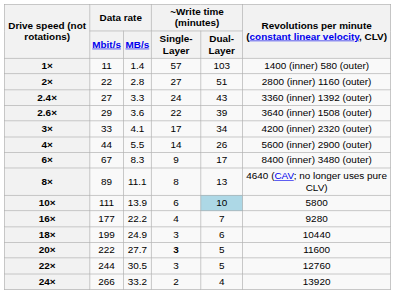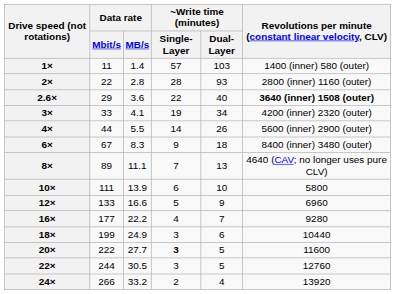(176, 81) 27 -> (176, 81) 28
(222, 81) 51 -> (222, 81) 93
- row: (47, 97)
(222, 113) 39 -> (222, 97) 40
(317, 113) normal -> (317, 97) bold
(176, 129) 17 -> (176, 113) 19
(222, 160) 17 -> (222, 144) 18
(176, 181) 8 -> (176, 166) 7
(222, 203) lightblue background -> (222, 187) no background
+ row: (47, 203)
